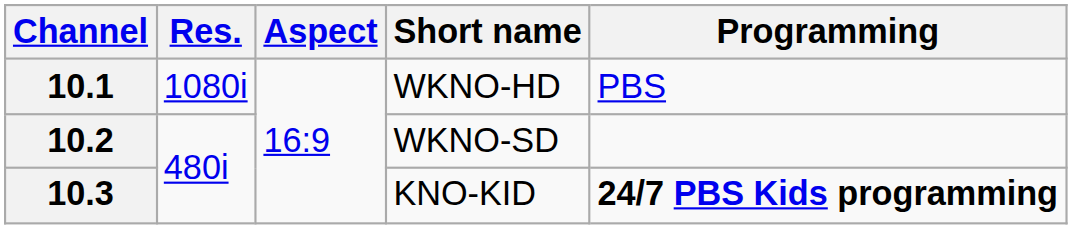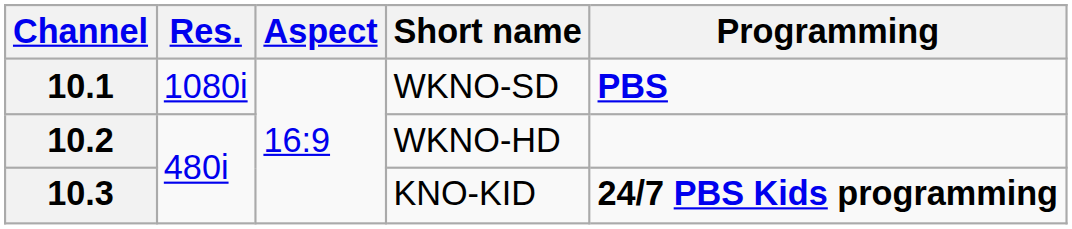(477, 85) WKNO-HD -> (476, 85) WKNO-SD
(632, 85) normal -> (633, 85) bold
(476, 140) WKNO-SD -> (477, 140) WKNO-HD
